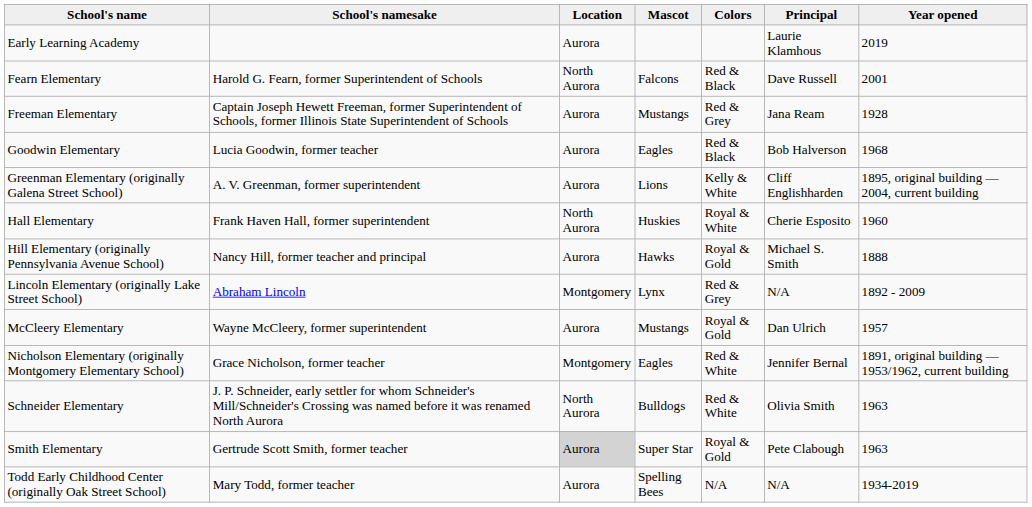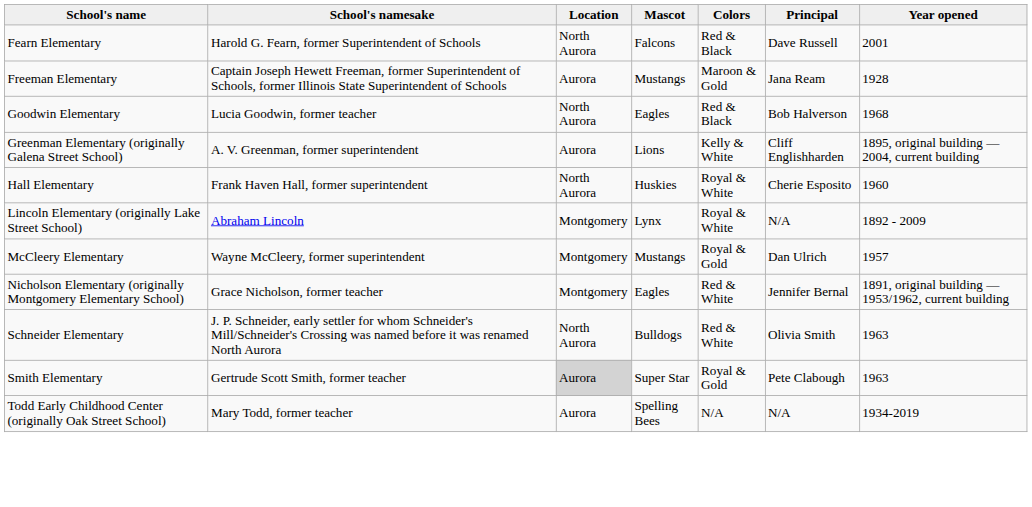- row: (73, 43)
(722, 114) Red & Grey -> (729, 78) Maroon & Gold
(581, 149) Aurora -> (578, 114) North Aurora
- row: (86, 256)
(722, 292) Red & Grey -> (724, 220) Royal & White
(581, 327) Aurora -> (593, 256) Montgomery
